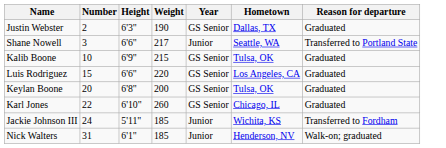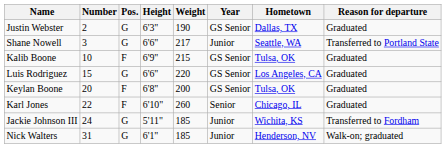+ column: (130, 12)
(208, 105) GS Senior -> (223, 105) Senior
